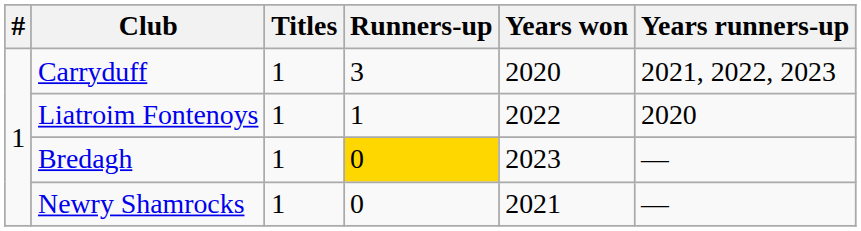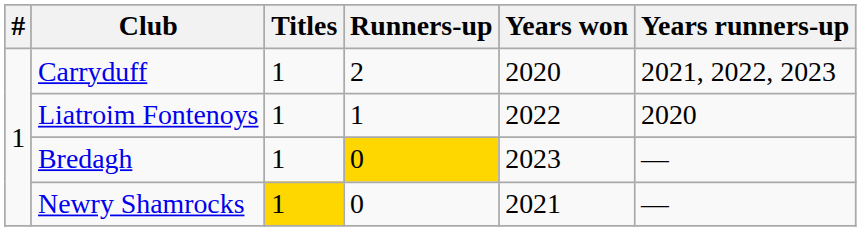(357, 70) 3 -> (357, 70) 2
(278, 203) no background -> (278, 203) gold background
